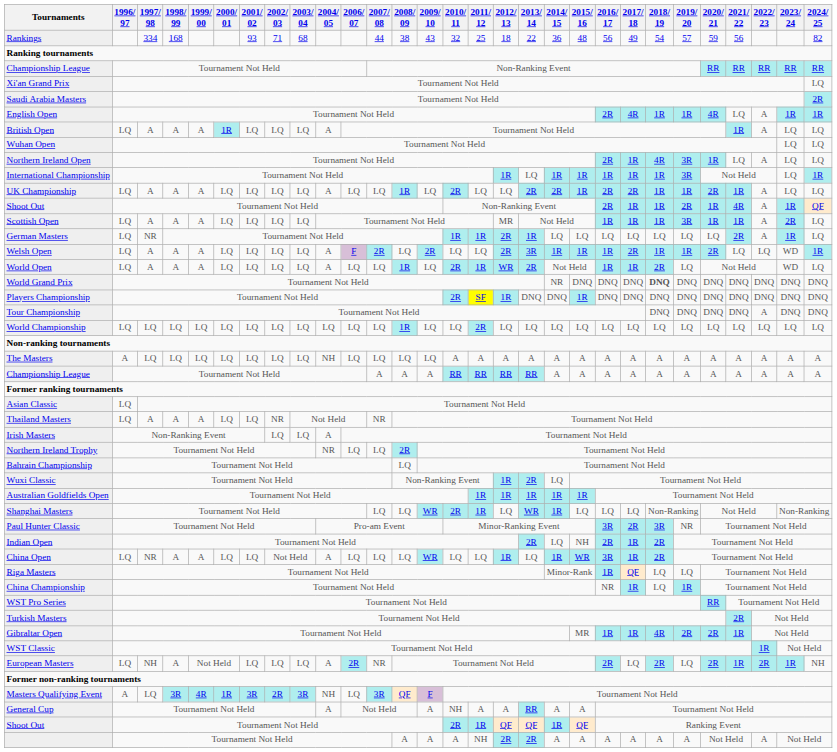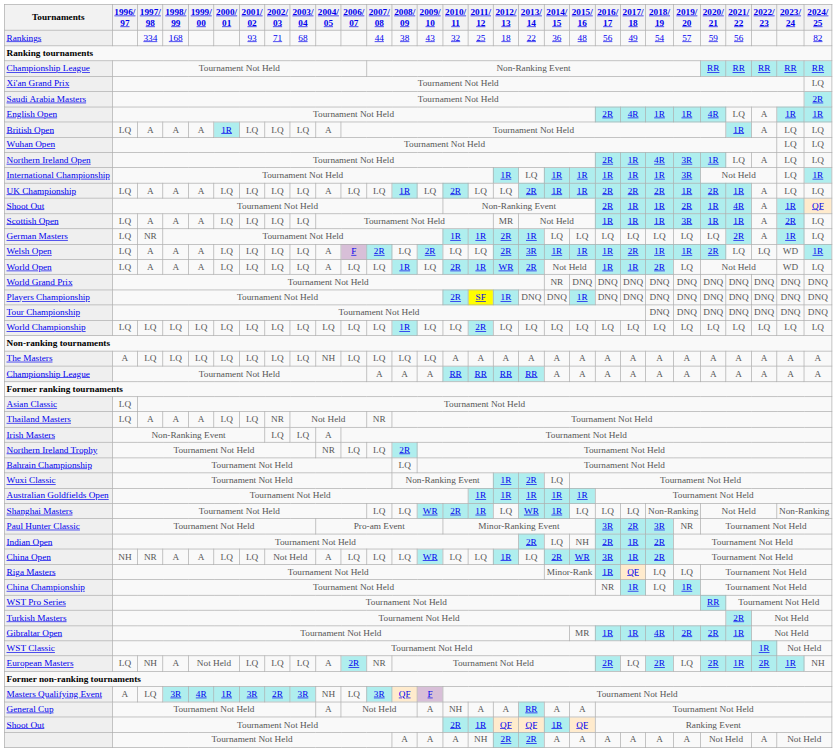(557, 190) 2R -> (557, 190) 1R
(660, 190) 1R -> (660, 190) 2R
(660, 281) bold -> (660, 281) normal
(764, 312) A -> (764, 312) DNQ
(125, 556) LQ -> (125, 556) NH
(557, 556) 1R -> (557, 556) 2R
